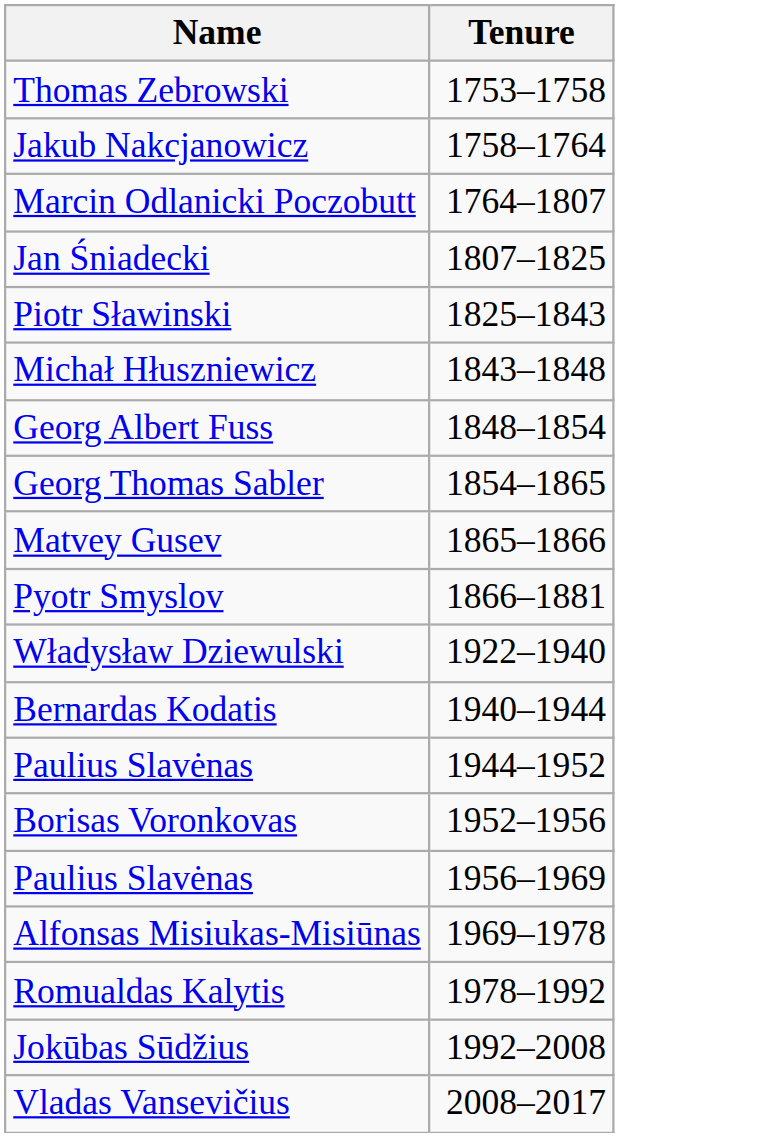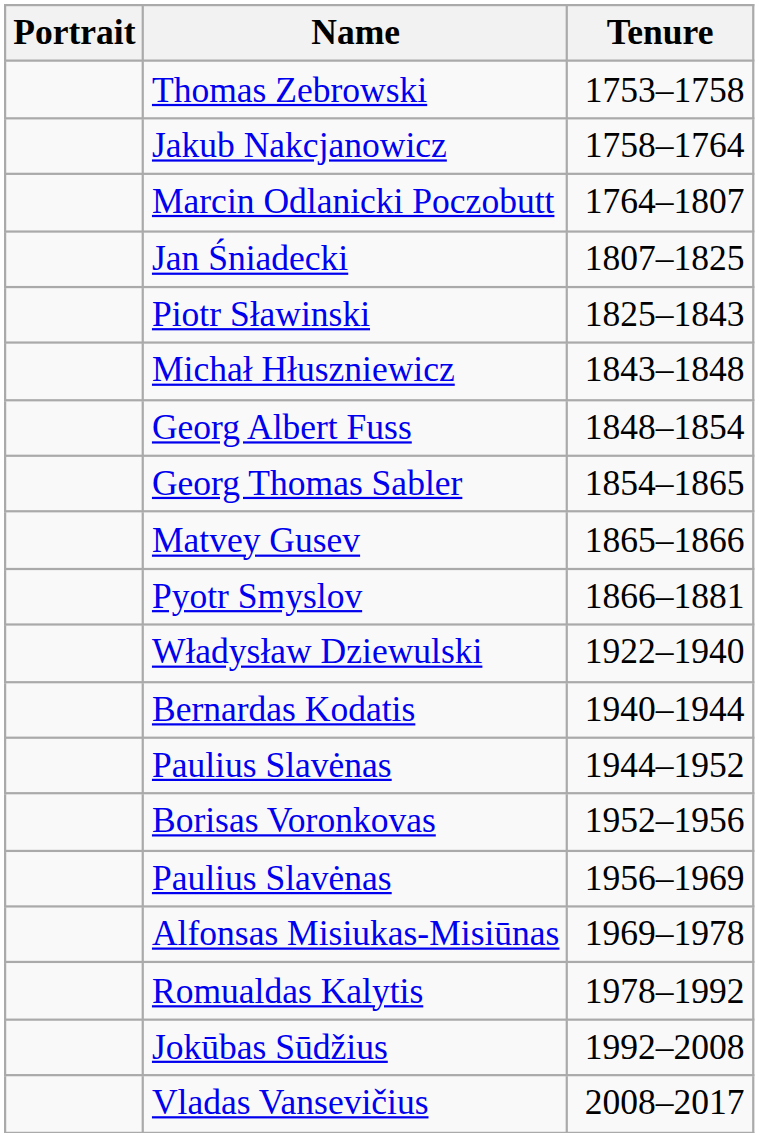+ column: (74, 32)
